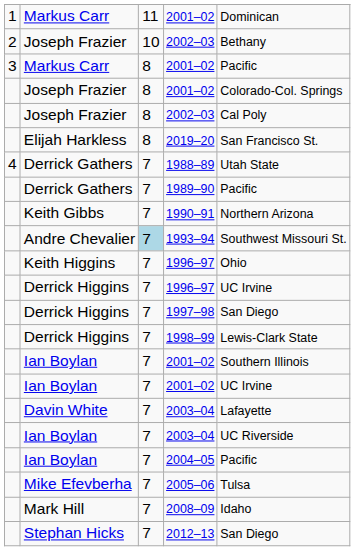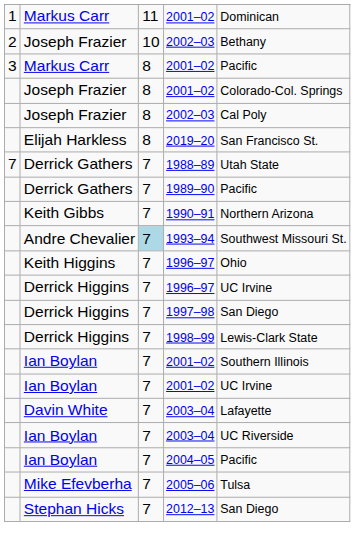(12, 164) 4 -> (12, 164) 7
- row: (54, 509)
